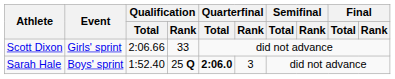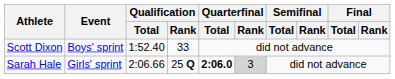(95, 47) Girls' sprint -> (95, 47) Boys' sprint
(147, 47) 2:06.66 -> (147, 47) 1:52.40
(95, 64) Boys' sprint -> (95, 64) Girls' sprint
(147, 64) 1:52.40 -> (147, 64) 2:06.66
(251, 64) no background -> (251, 64) lightgrey background
